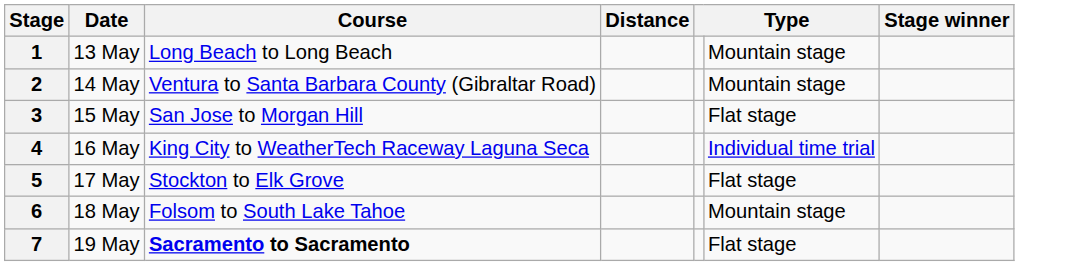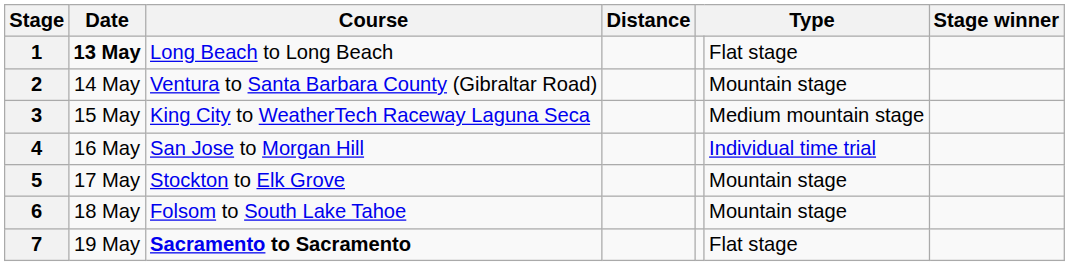(107, 52) normal -> (107, 52) bold
(777, 52) Mountain stage -> (753, 52) Flat stage
(256, 116) San Jose to Morgan Hill -> (370, 116) King City to WeatherTech Raceway Laguna Seca
(752, 116) Flat stage -> (817, 116) Medium mountain stage
(369, 148) King City to WeatherTech Raceway Laguna Seca -> (257, 148) San Jose to Morgan Hill
(752, 180) Flat stage -> (778, 180) Mountain stage
